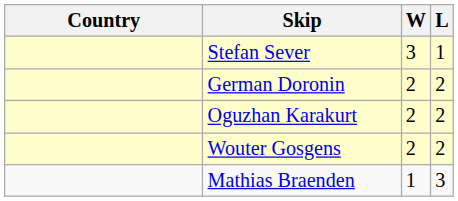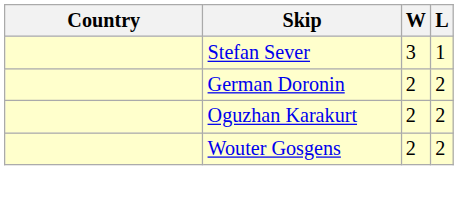- row: (281, 180)
